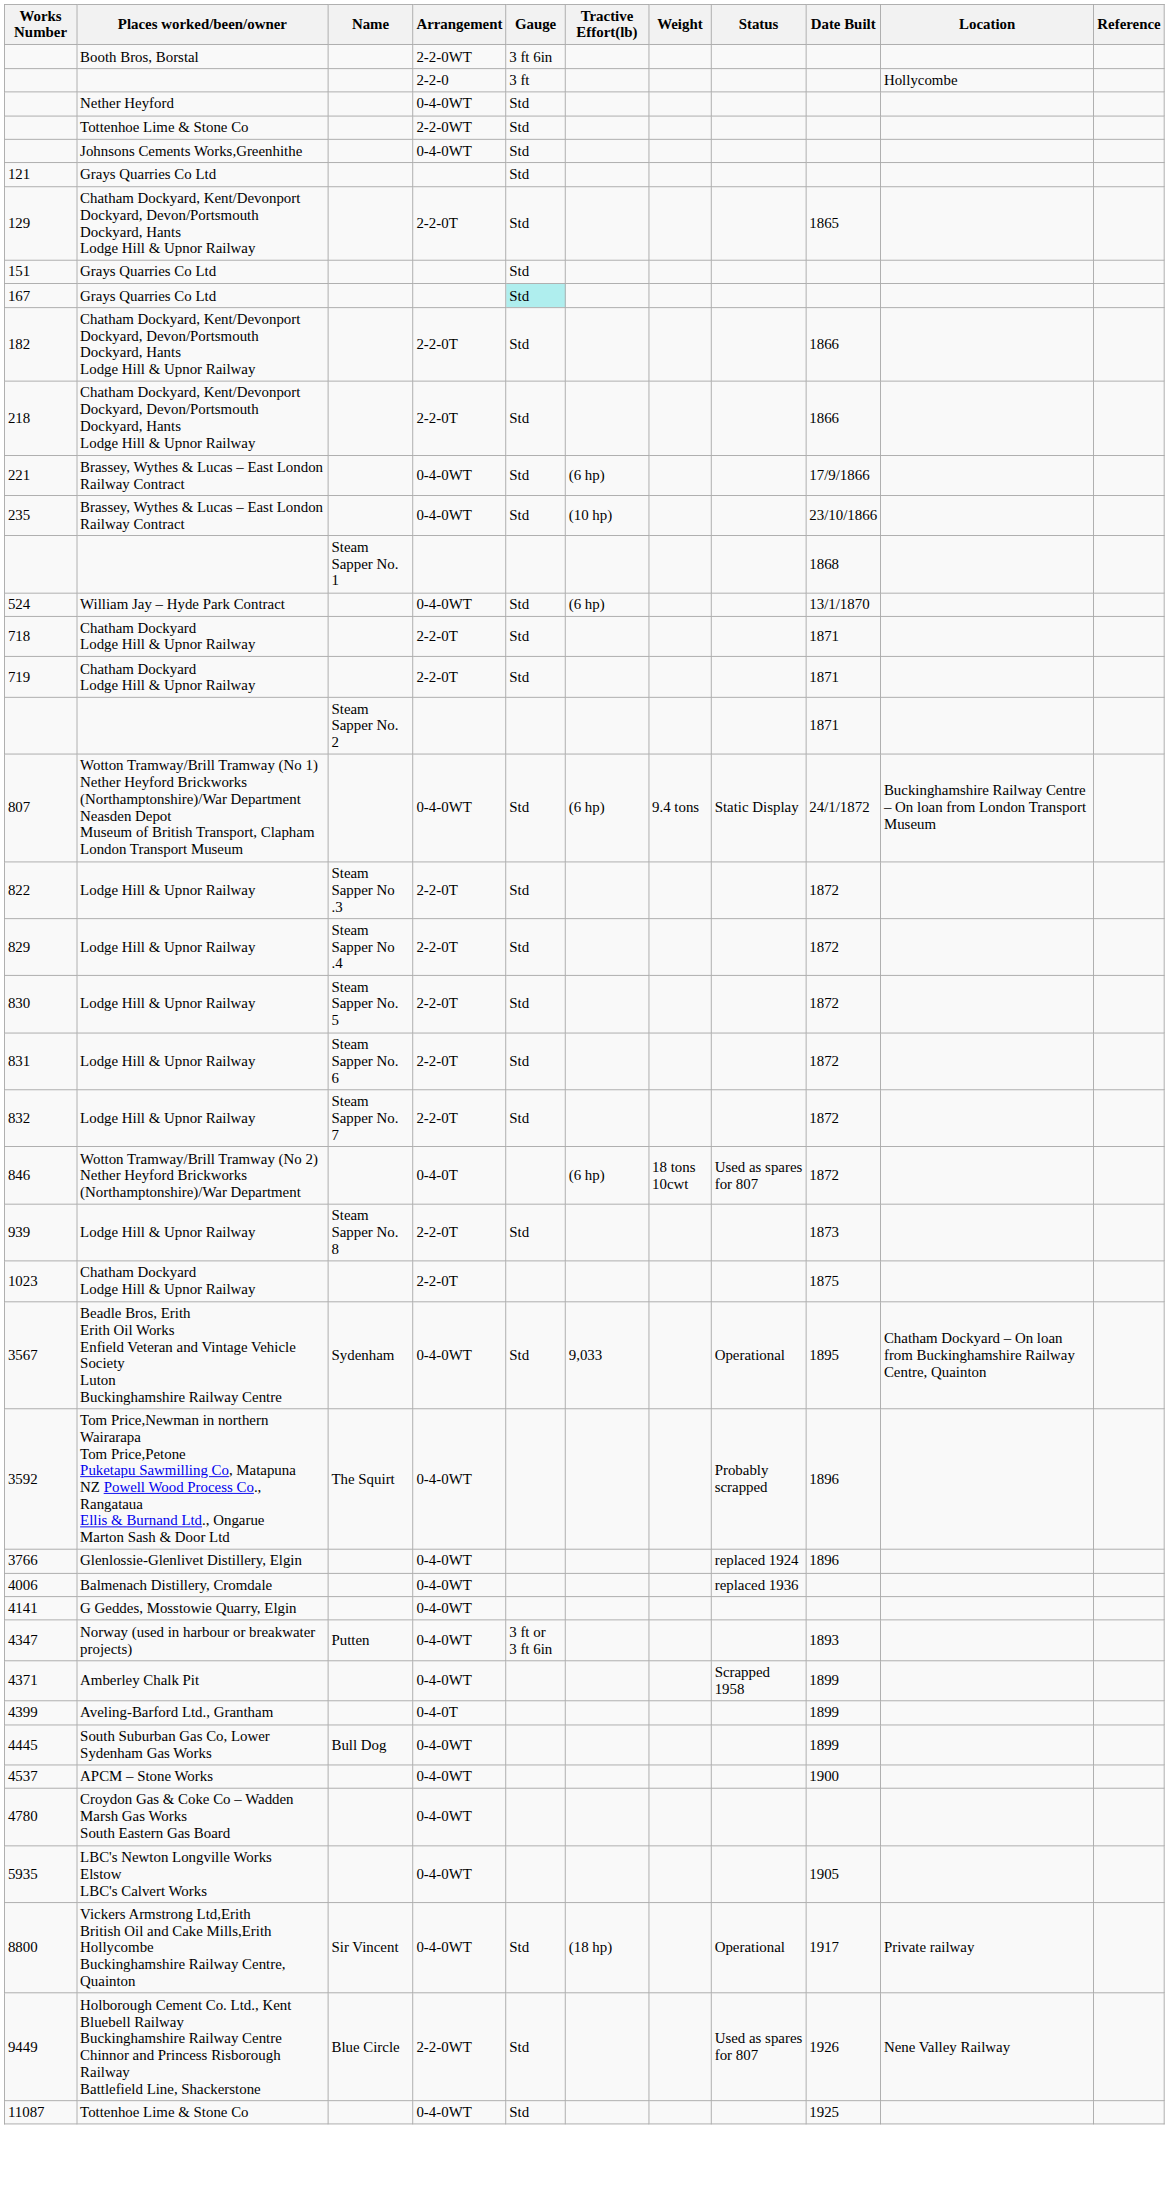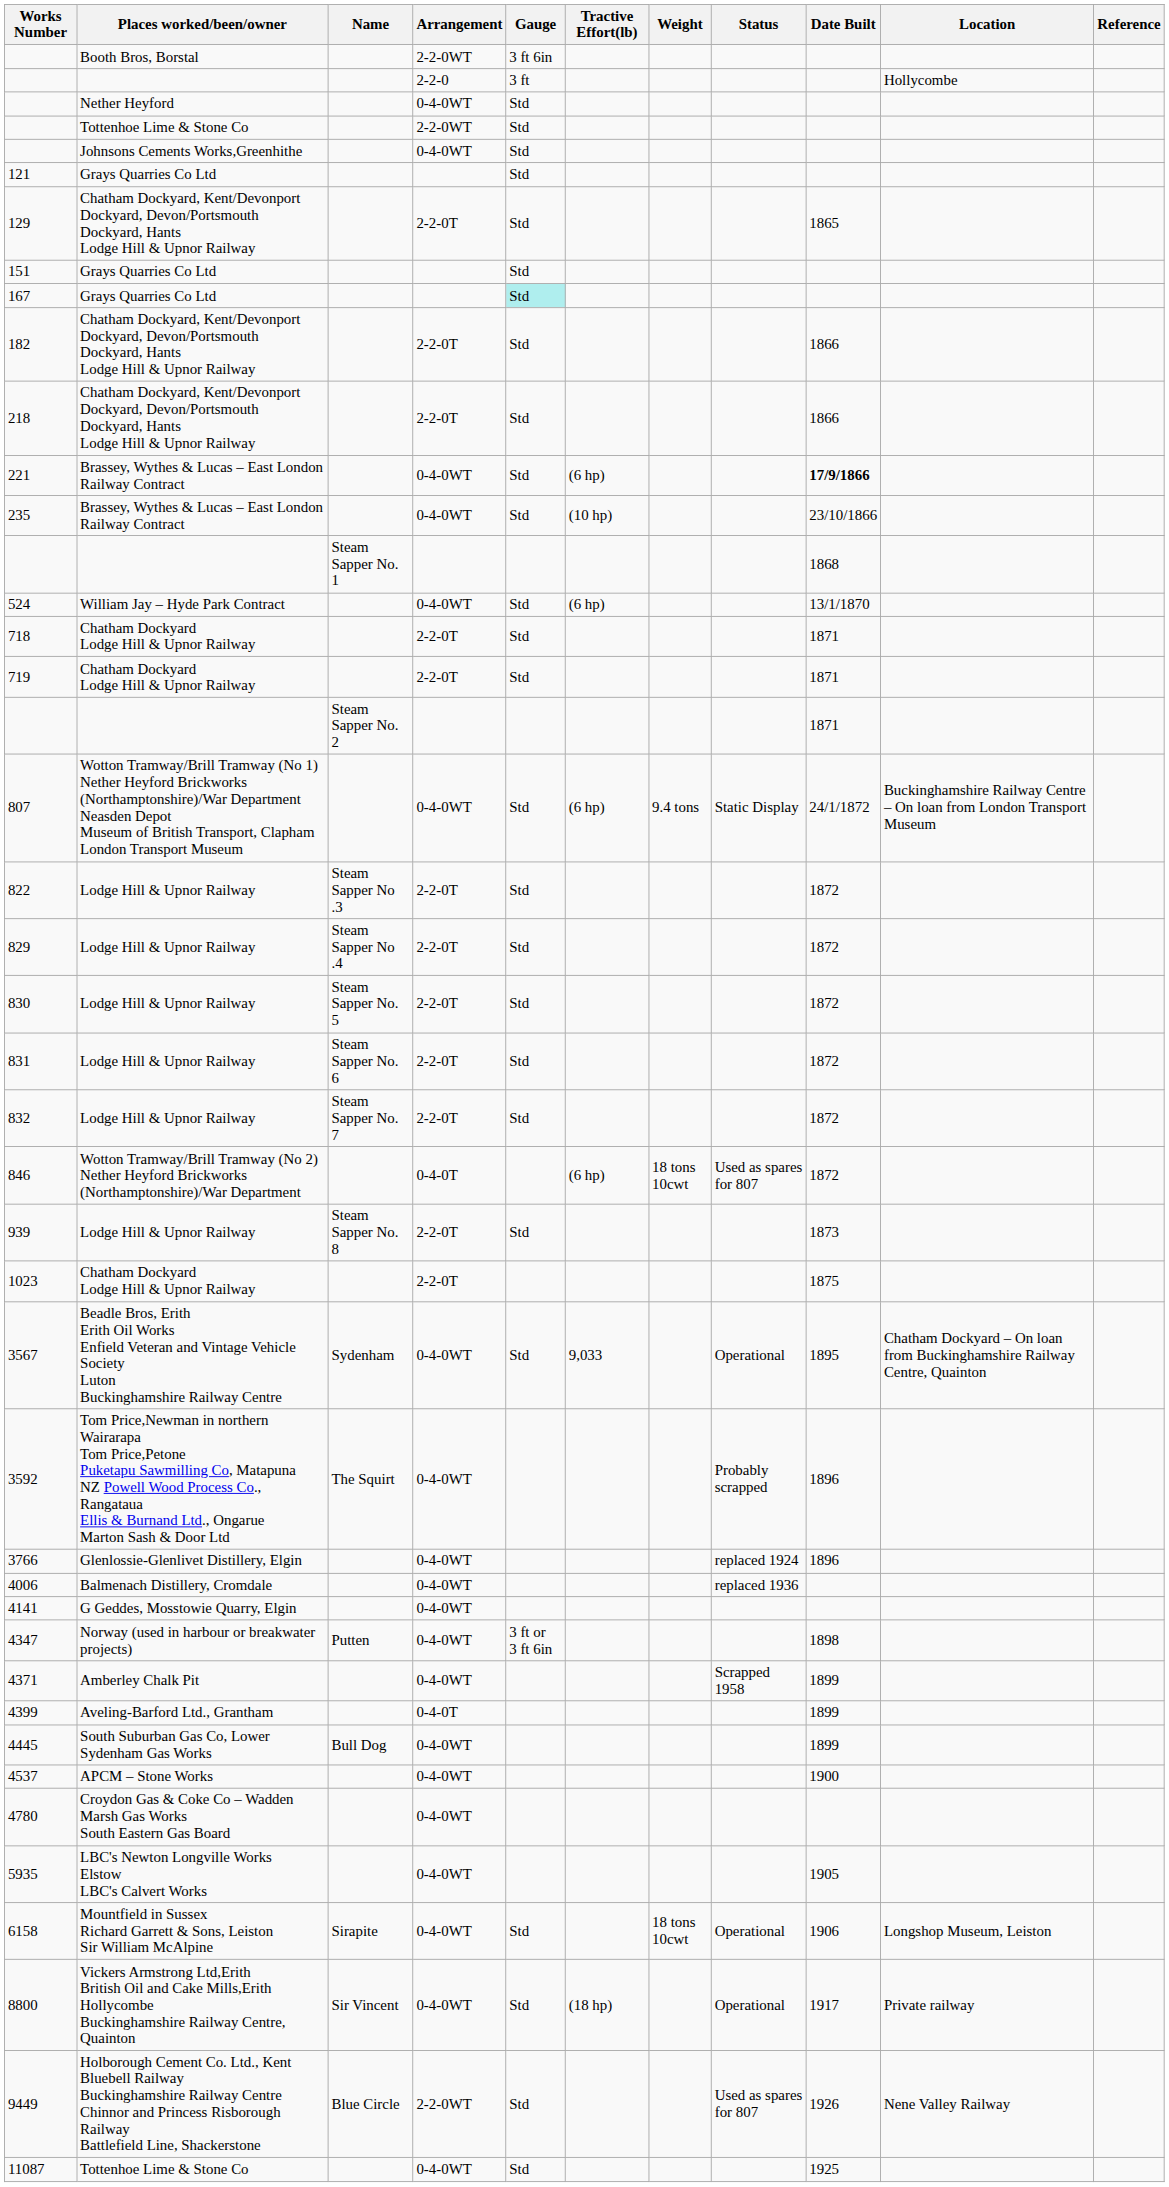(839, 475) normal -> (839, 475) bold
(824, 1640) 1893 -> (824, 1640) 1898
+ row: (23, 1931)
